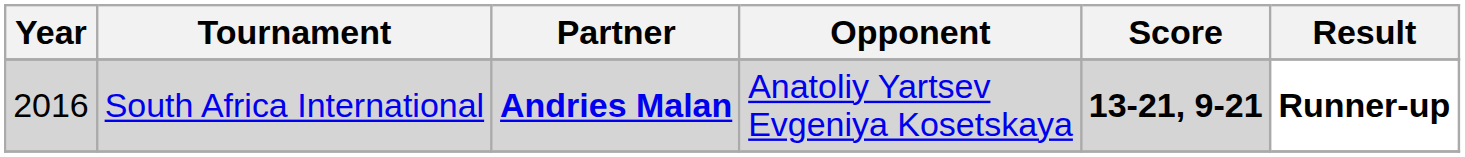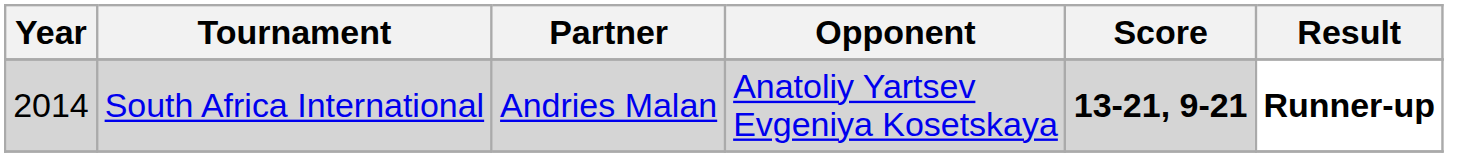(51, 105) 2016 -> (51, 105) 2014
(616, 105) bold -> (609, 105) normal
